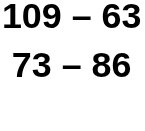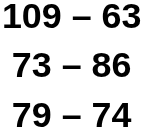+ row: (72, 114)
